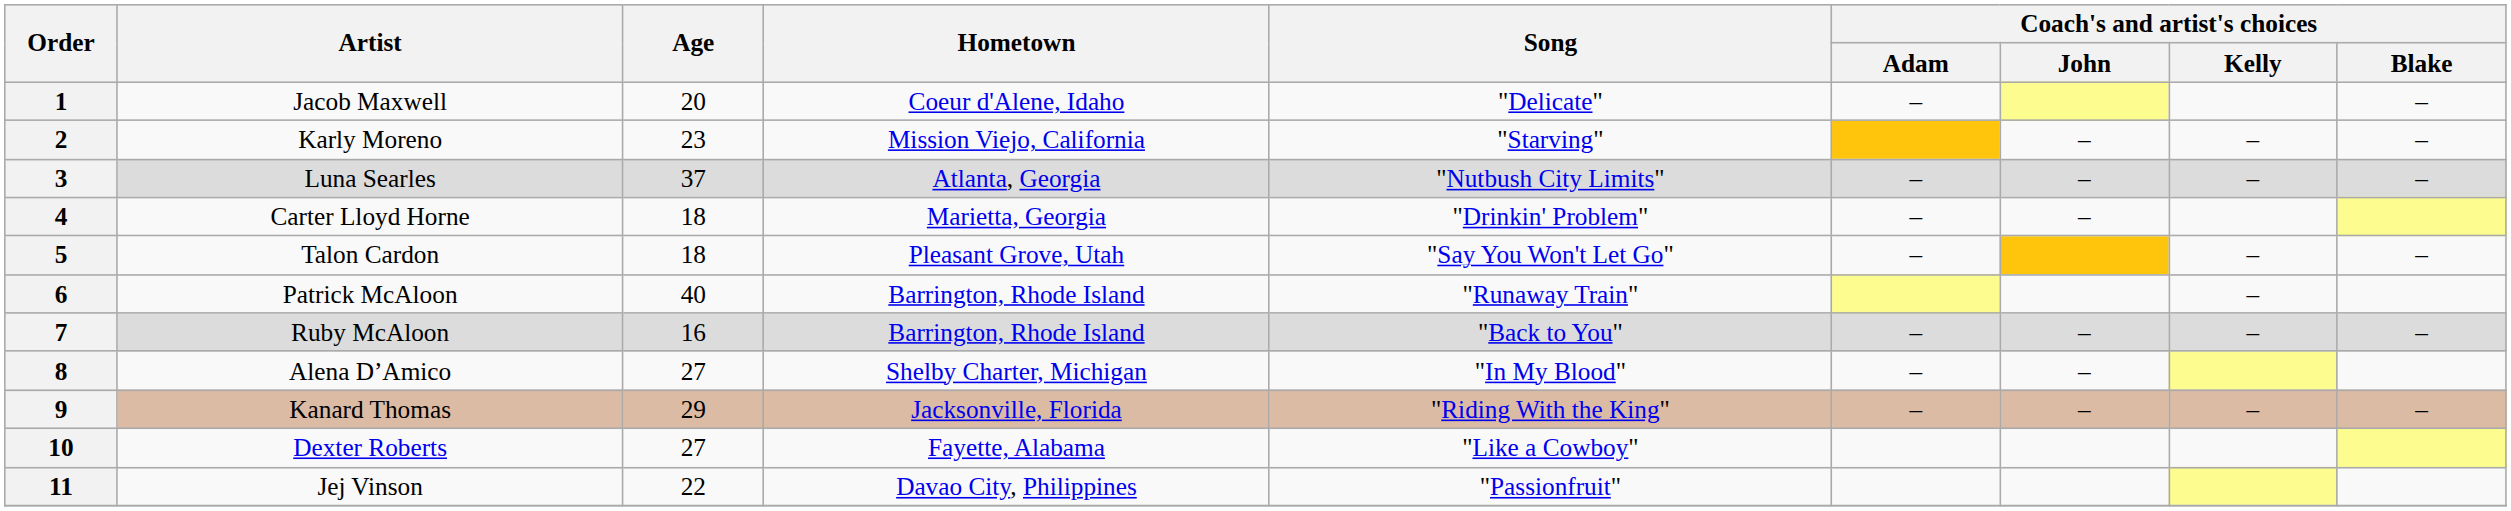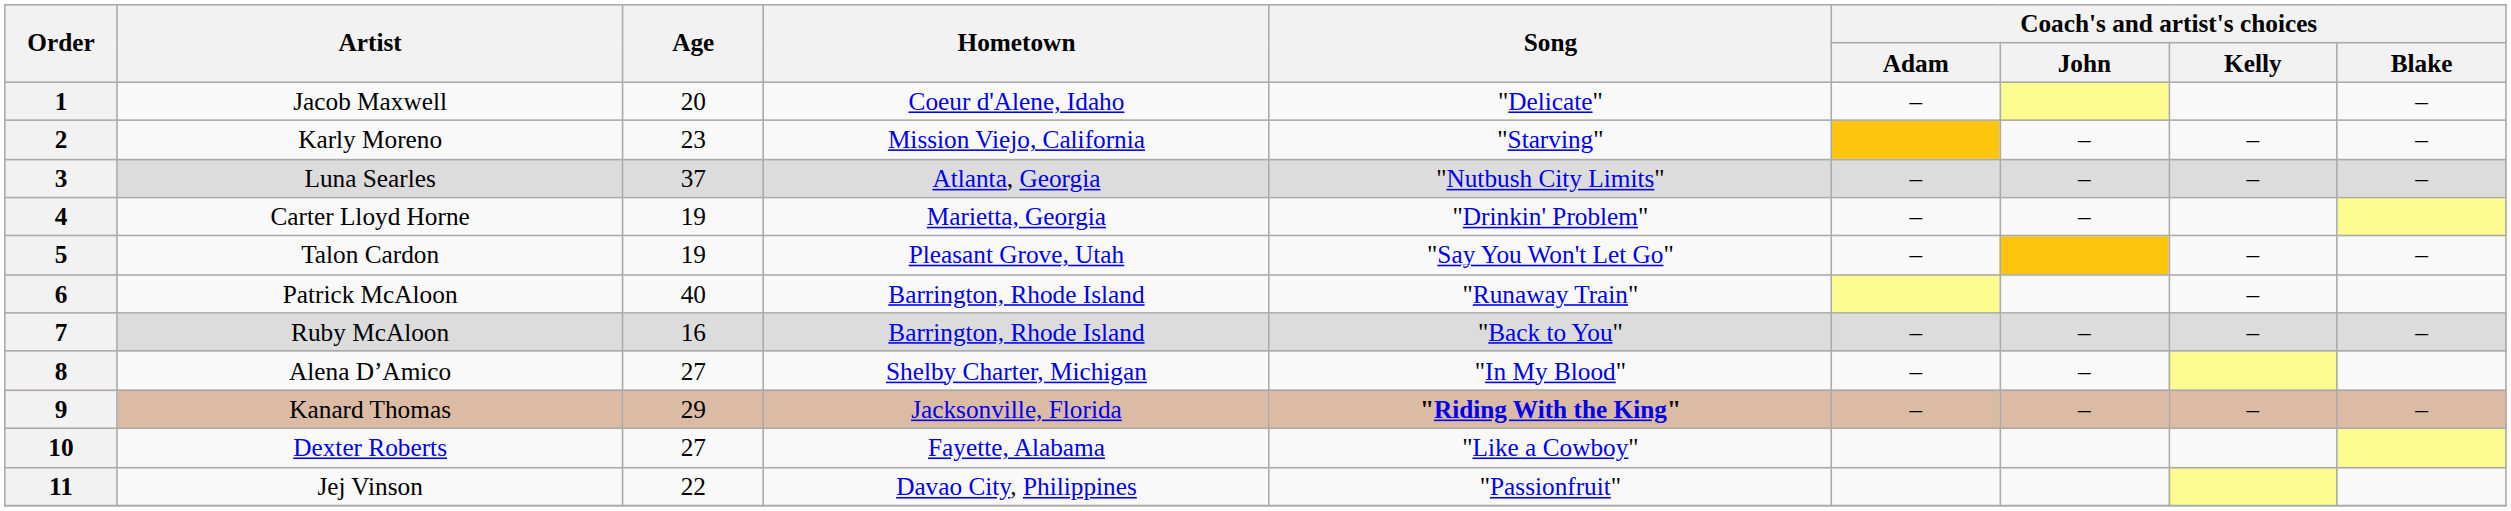(693, 217) 18 -> (693, 217) 19
(693, 255) 18 -> (693, 255) 19
(1550, 409) normal -> (1550, 409) bold
